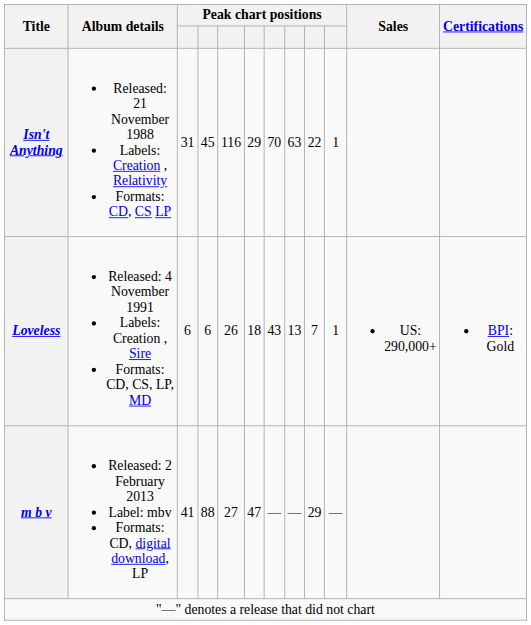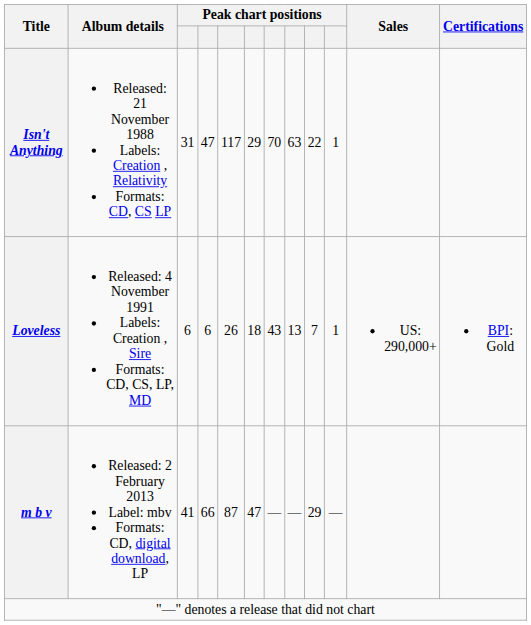(208, 142) 45 -> (208, 142) 47
(231, 142) 116 -> (231, 142) 117
(208, 512) 88 -> (208, 512) 66
(231, 512) 27 -> (231, 512) 87
